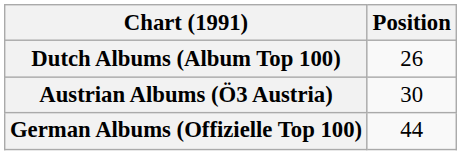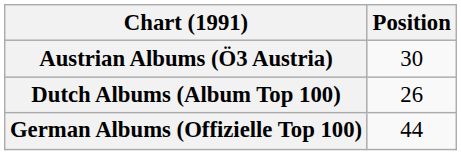rows swapped: (186, 94) <-> (186, 58)
